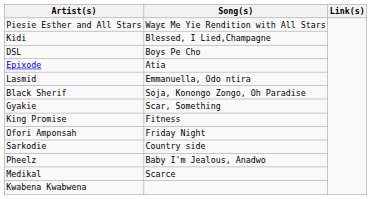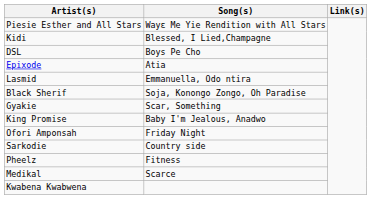(163, 120) Fitness -> (206, 120) Baby I'm Jealous, Anadwo
(206, 160) Baby I'm Jealous, Anadwo -> (163, 160) Fitness
